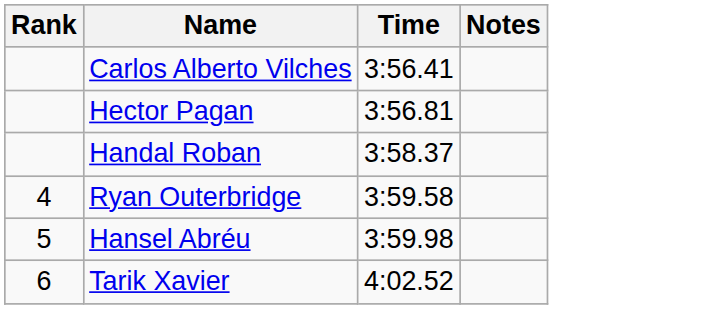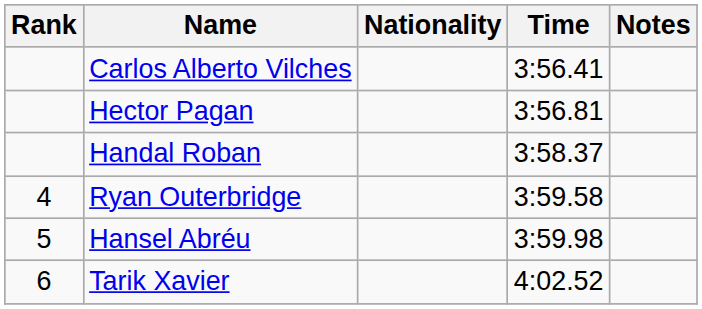+ column: (433, 25)
